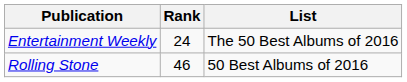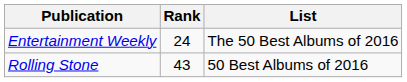(182, 64) 46 -> (182, 64) 43
